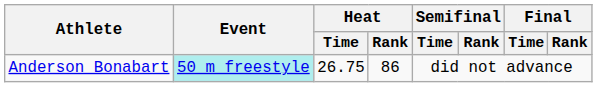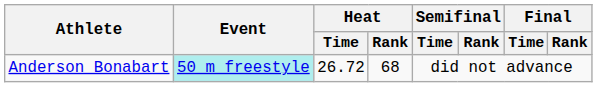(341, 68) 26.75 -> (341, 68) 26.72
(390, 68) 86 -> (390, 68) 68
